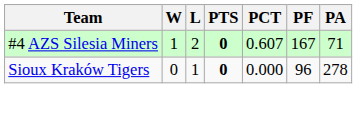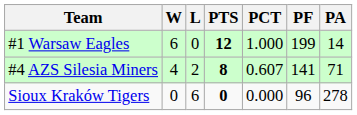+ row: (69, 43)
(174, 43) 1 -> (174, 69) 4
(223, 43) 0 -> (223, 69) 8
(303, 43) 167 -> (303, 69) 141
(195, 69) 1 -> (195, 95) 6
